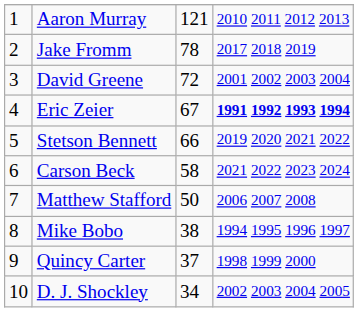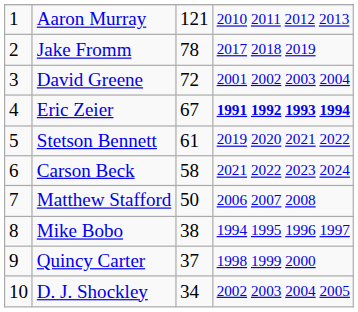(190, 140) 66 -> (190, 140) 61
